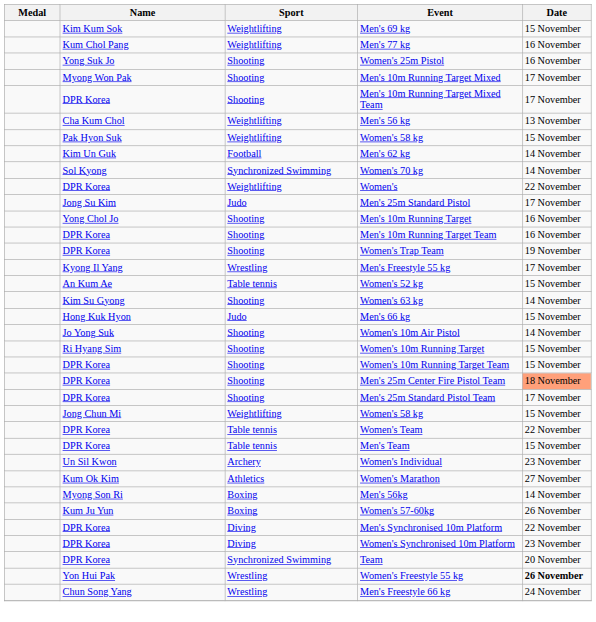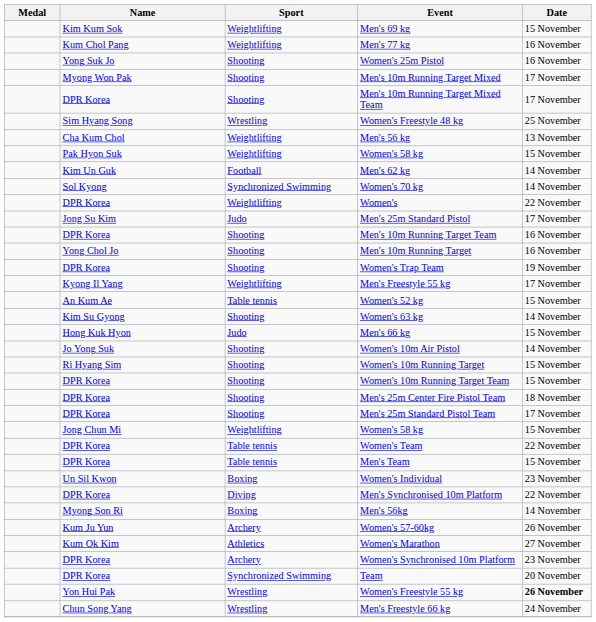+ row: (98, 121)
rows swapped: (91, 219) <-> (86, 235)
(247, 267) Wrestling -> (254, 283) Weightlifting
(553, 381) lightsalmon background -> (553, 397) no background
(244, 462) Archery -> (242, 478) Boxing
rows swapped: (91, 478) <-> (86, 527)
(242, 511) Boxing -> (244, 527) Archery
(242, 543) Diving -> (244, 560) Archery
